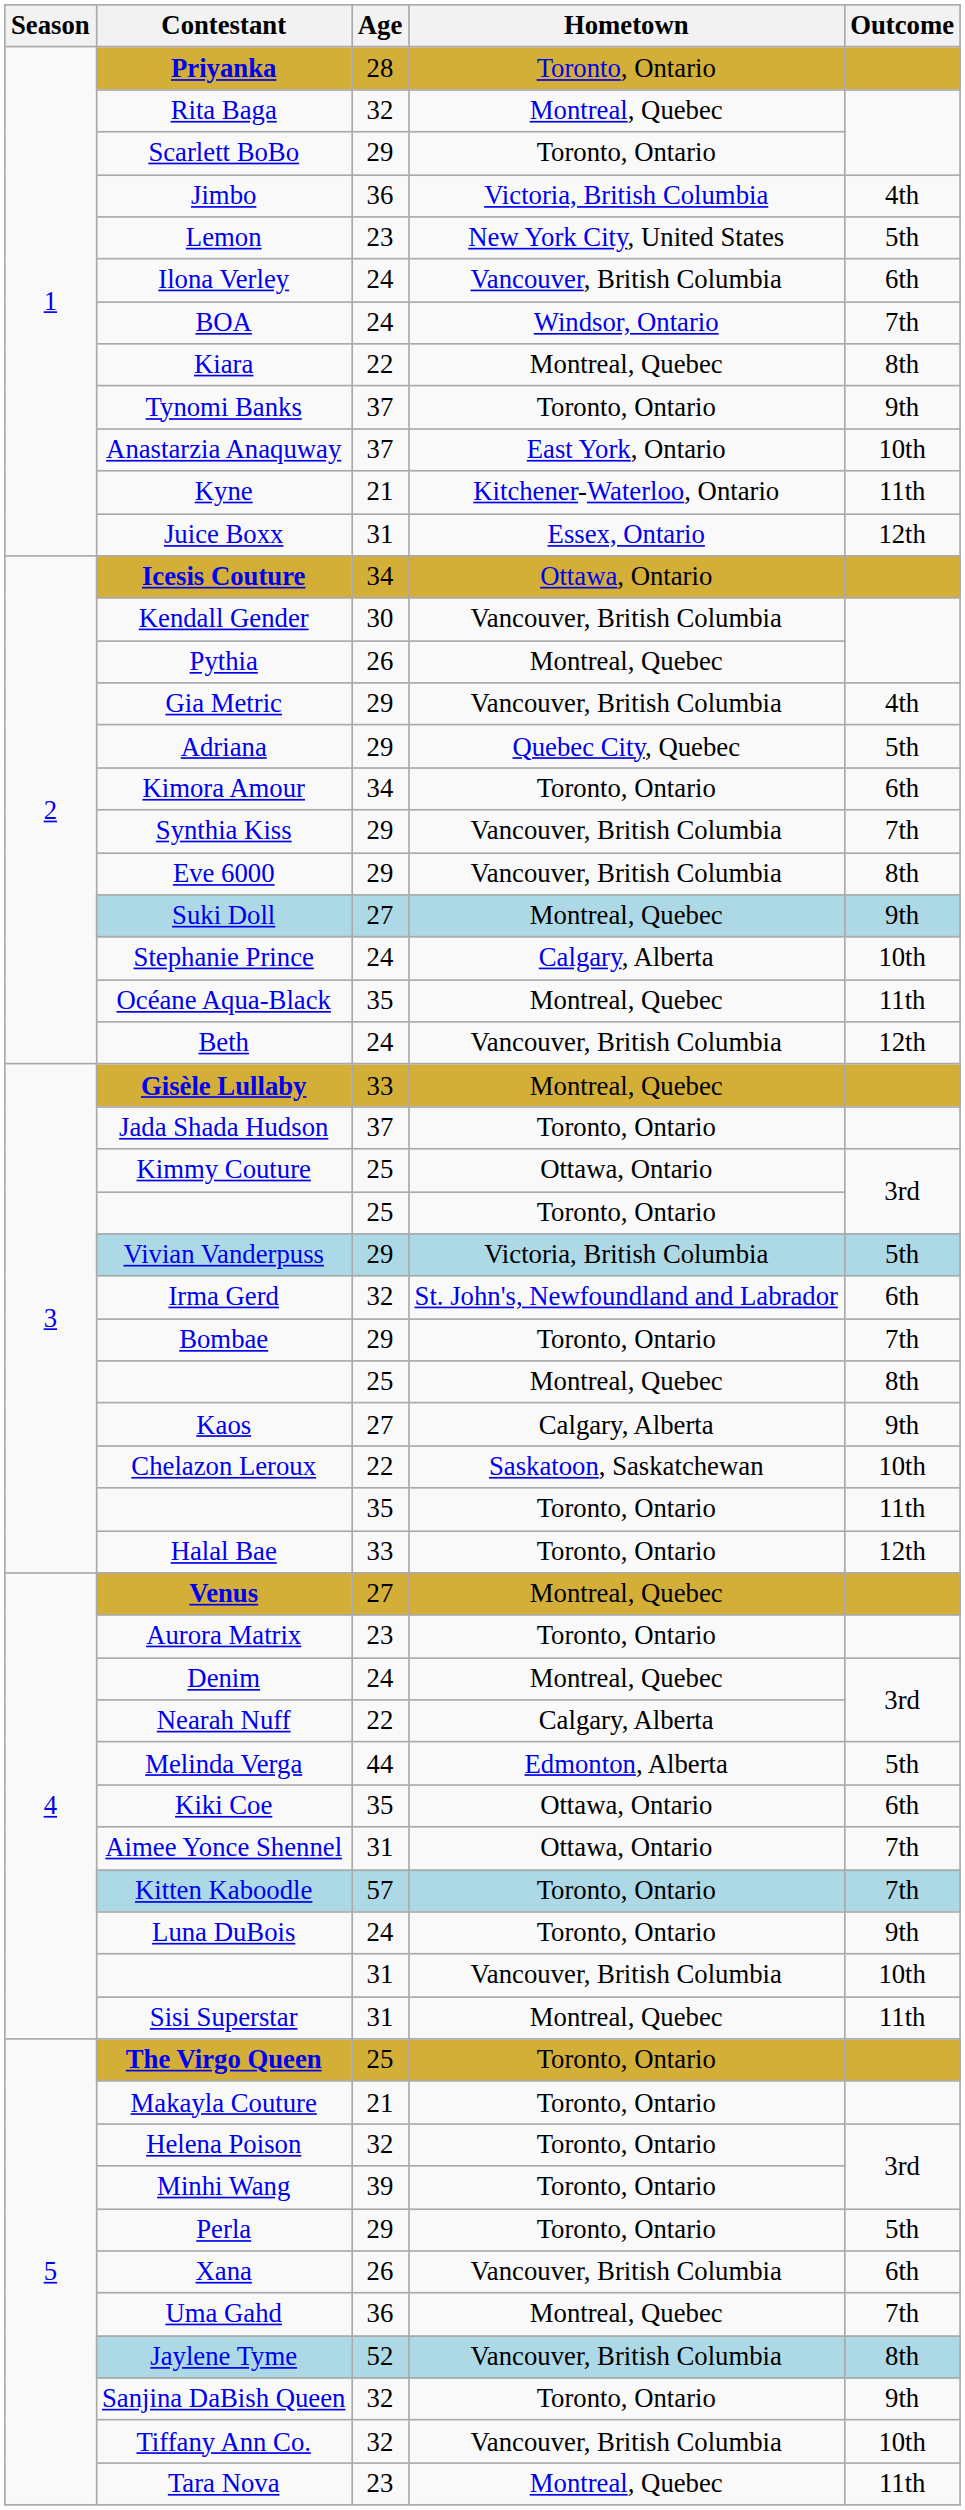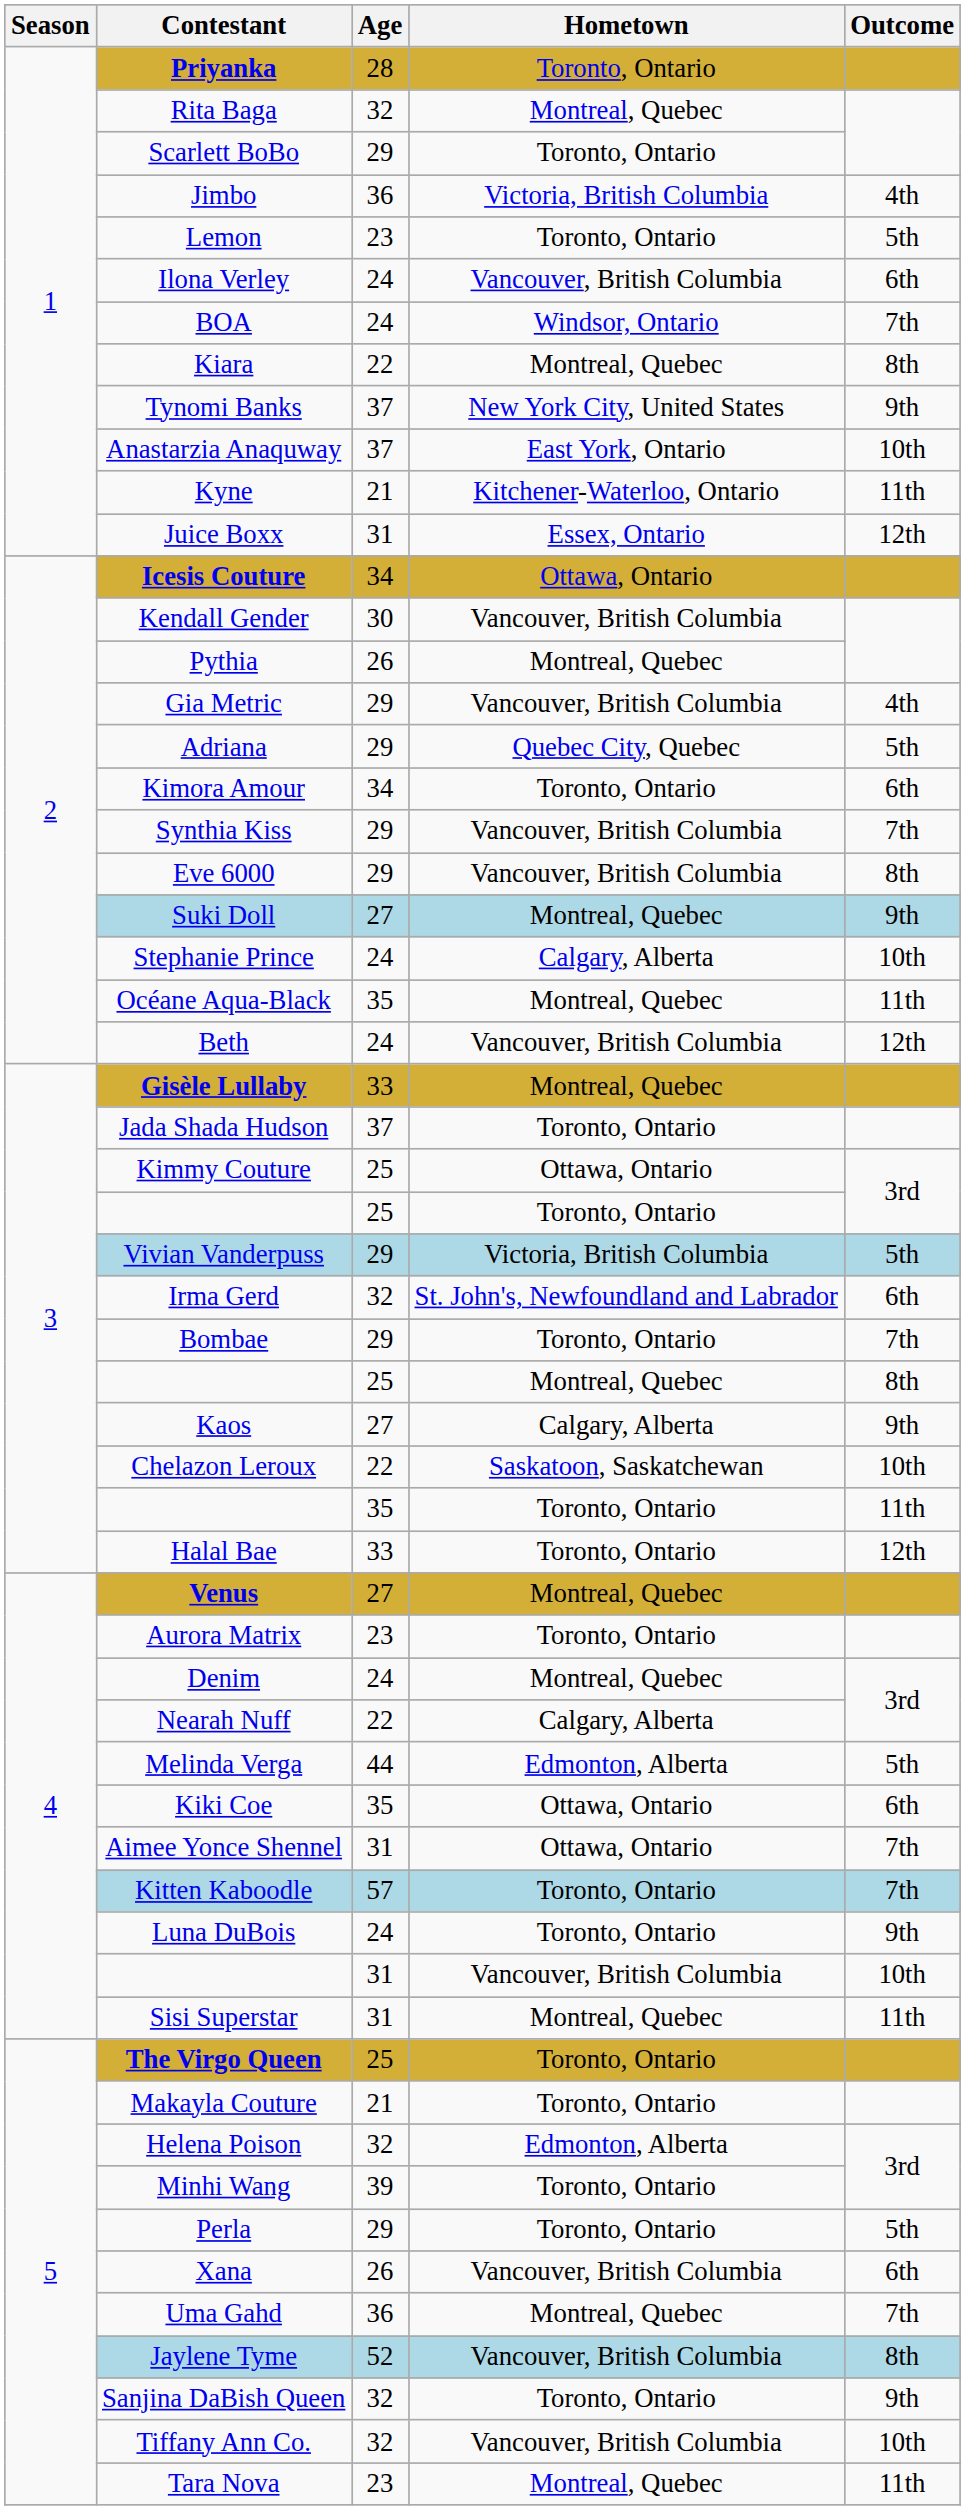(626, 237) New York City, United States -> (626, 237) Toronto, Ontario
(626, 407) Toronto, Ontario -> (626, 407) New York City, United States
(626, 2144) Toronto, Ontario -> (626, 2144) Edmonton, Alberta
